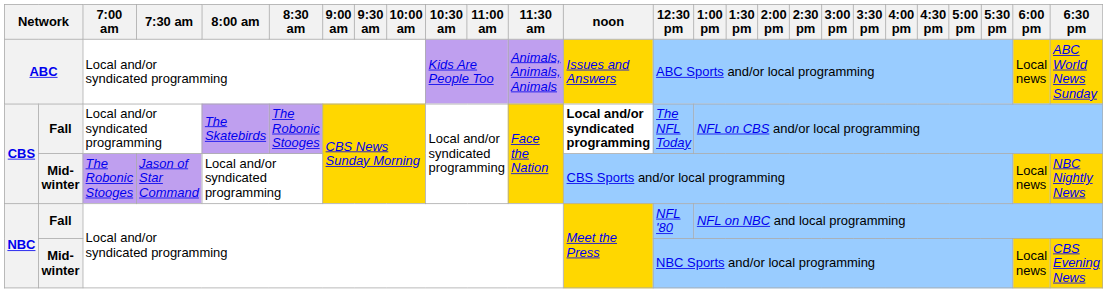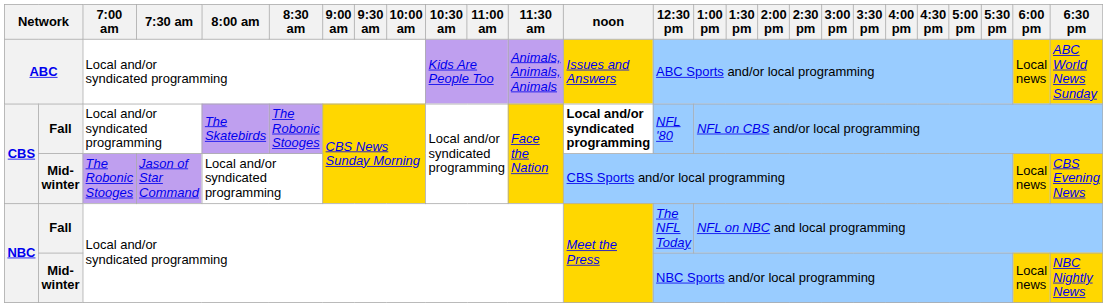(673, 128) The NFL Today -> (668, 128) NFL '80
(1073, 178) NBC Nightly News -> (1076, 178) CBS Evening News
(668, 220) NFL '80 -> (673, 228) The NFL Today
(1076, 263) CBS Evening News -> (1073, 277) NBC Nightly News
